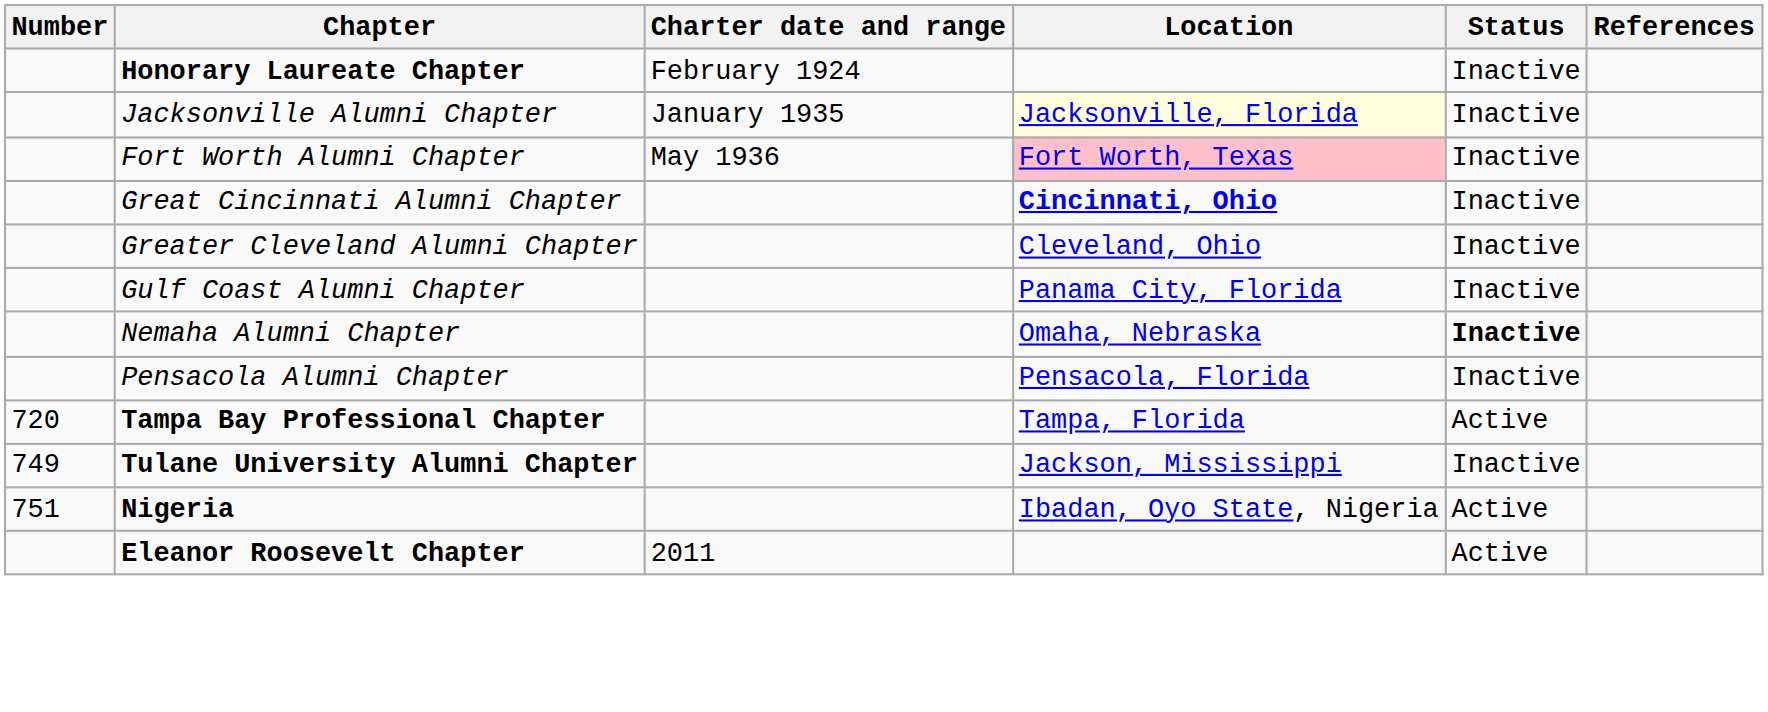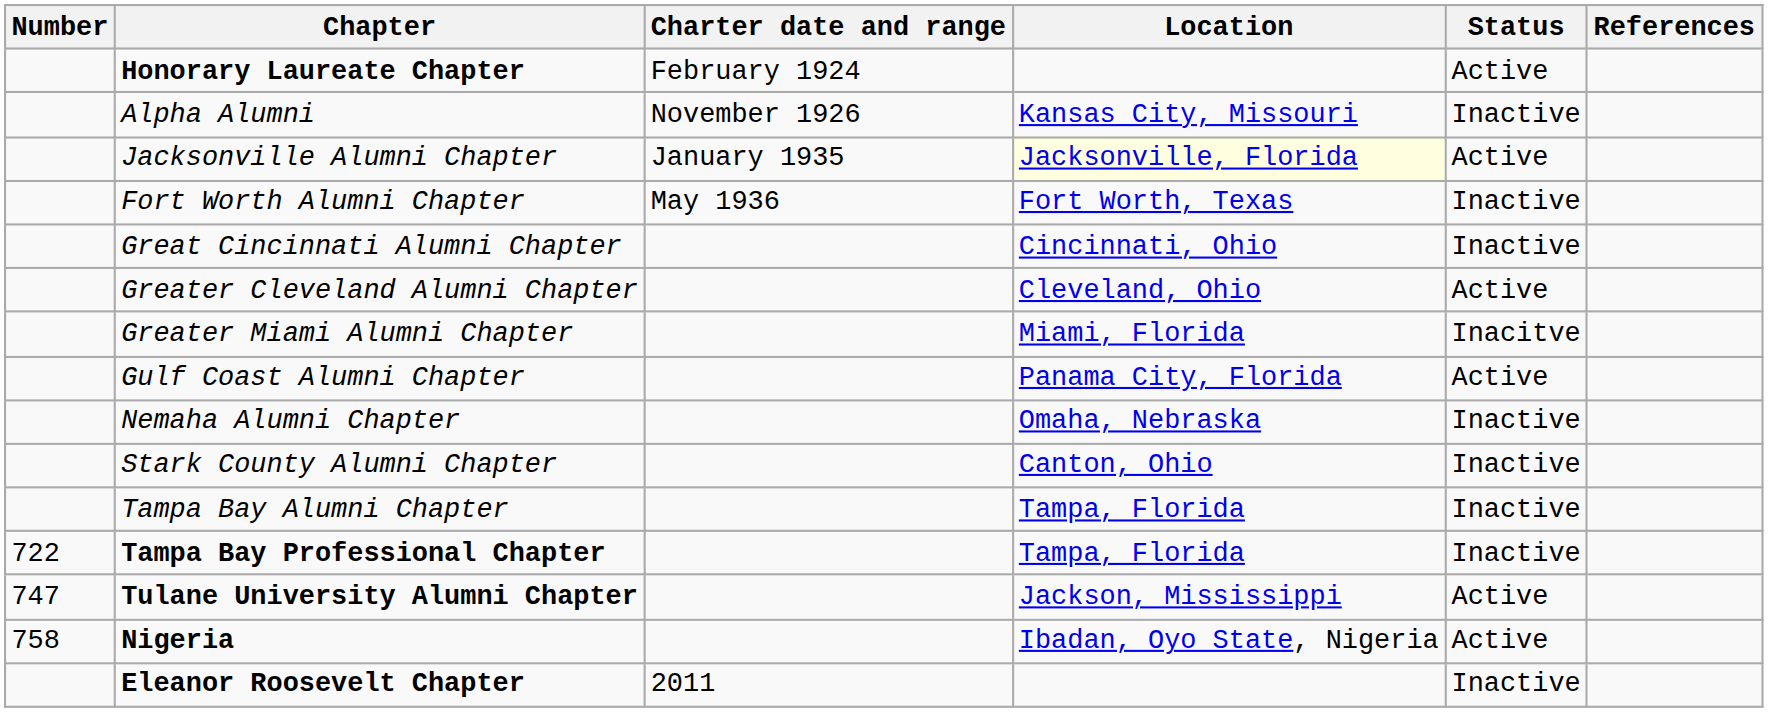(1516, 71) Inactive -> (1500, 71) Active
+ row: (218, 115)
(1516, 115) Inactive -> (1500, 159) Active
(1156, 159) pink background -> (1156, 202) no background
(1148, 202) bold -> (1148, 246) normal
(1516, 246) Inactive -> (1500, 290) Active
+ row: (347, 334)
(1516, 290) Inactive -> (1500, 378) Active
(1516, 334) bold -> (1516, 422) normal
- row: (315, 378)
+ row: (339, 466)
+ row: (315, 509)
(36, 422) 720 -> (36, 553) 722
(1500, 422) Active -> (1516, 553) Inactive
(36, 466) 749 -> (36, 597) 747
(1516, 466) Inactive -> (1500, 597) Active
(36, 509) 751 -> (36, 641) 758
(1500, 553) Active -> (1516, 685) Inactive
